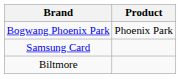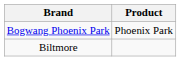- row: (58, 47)
